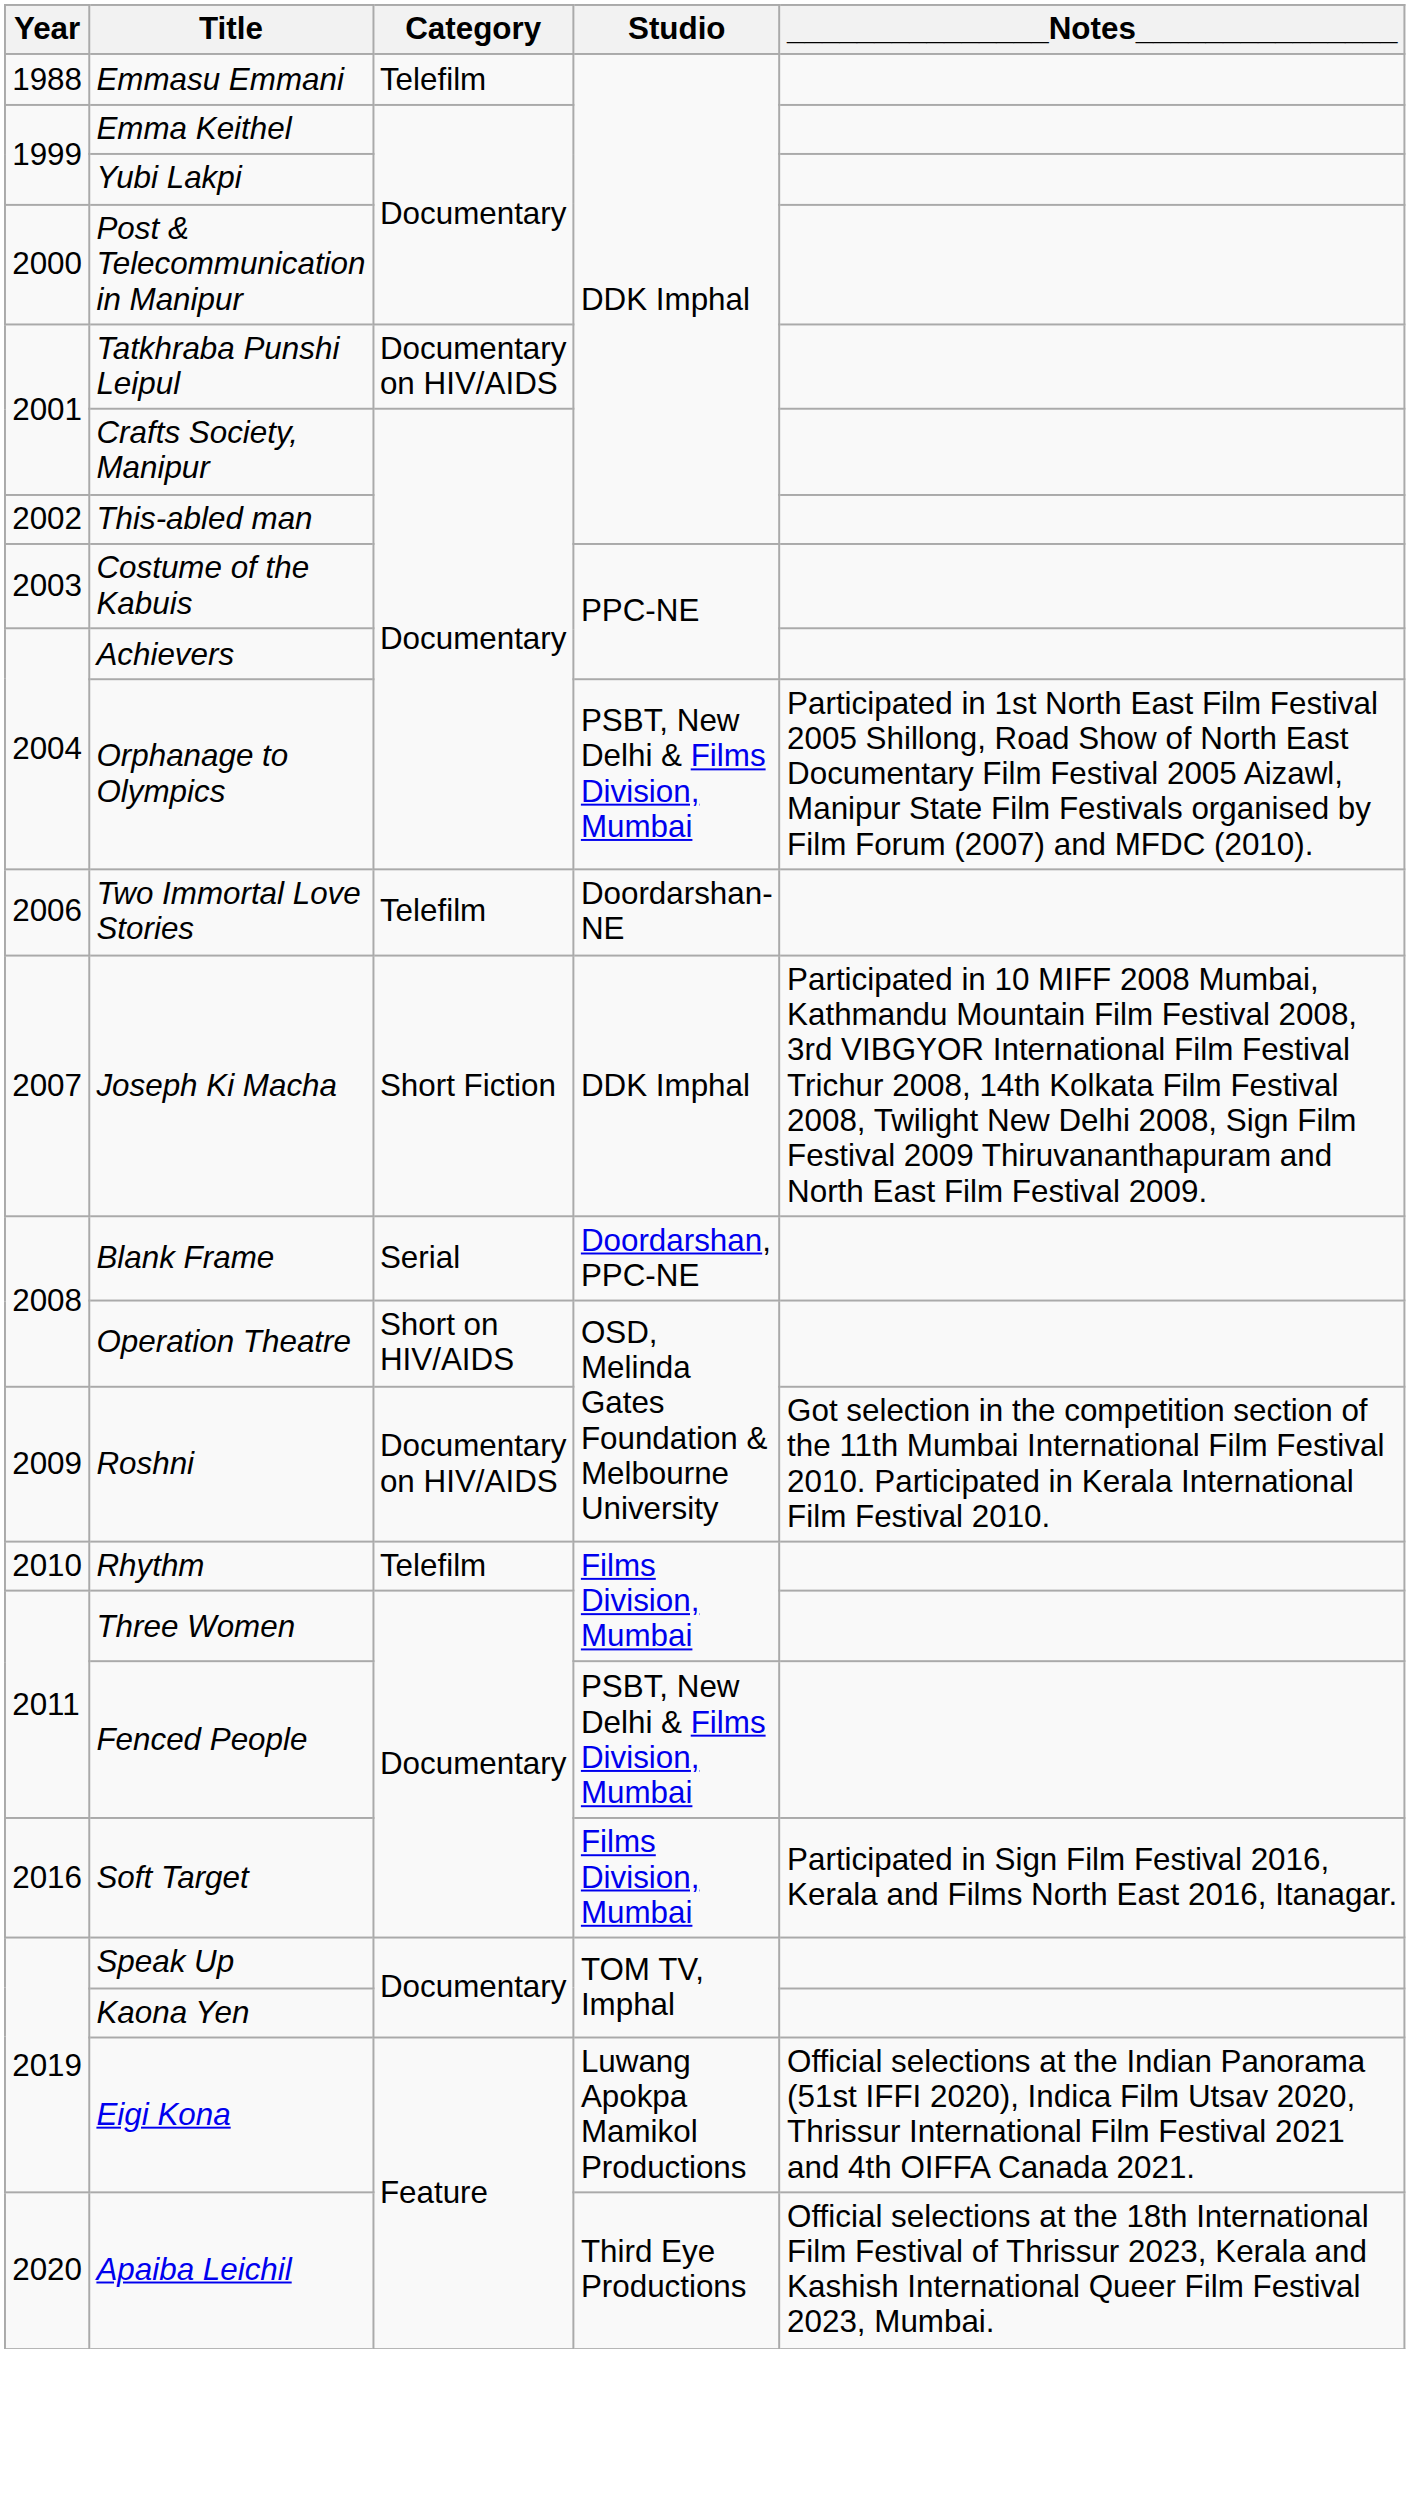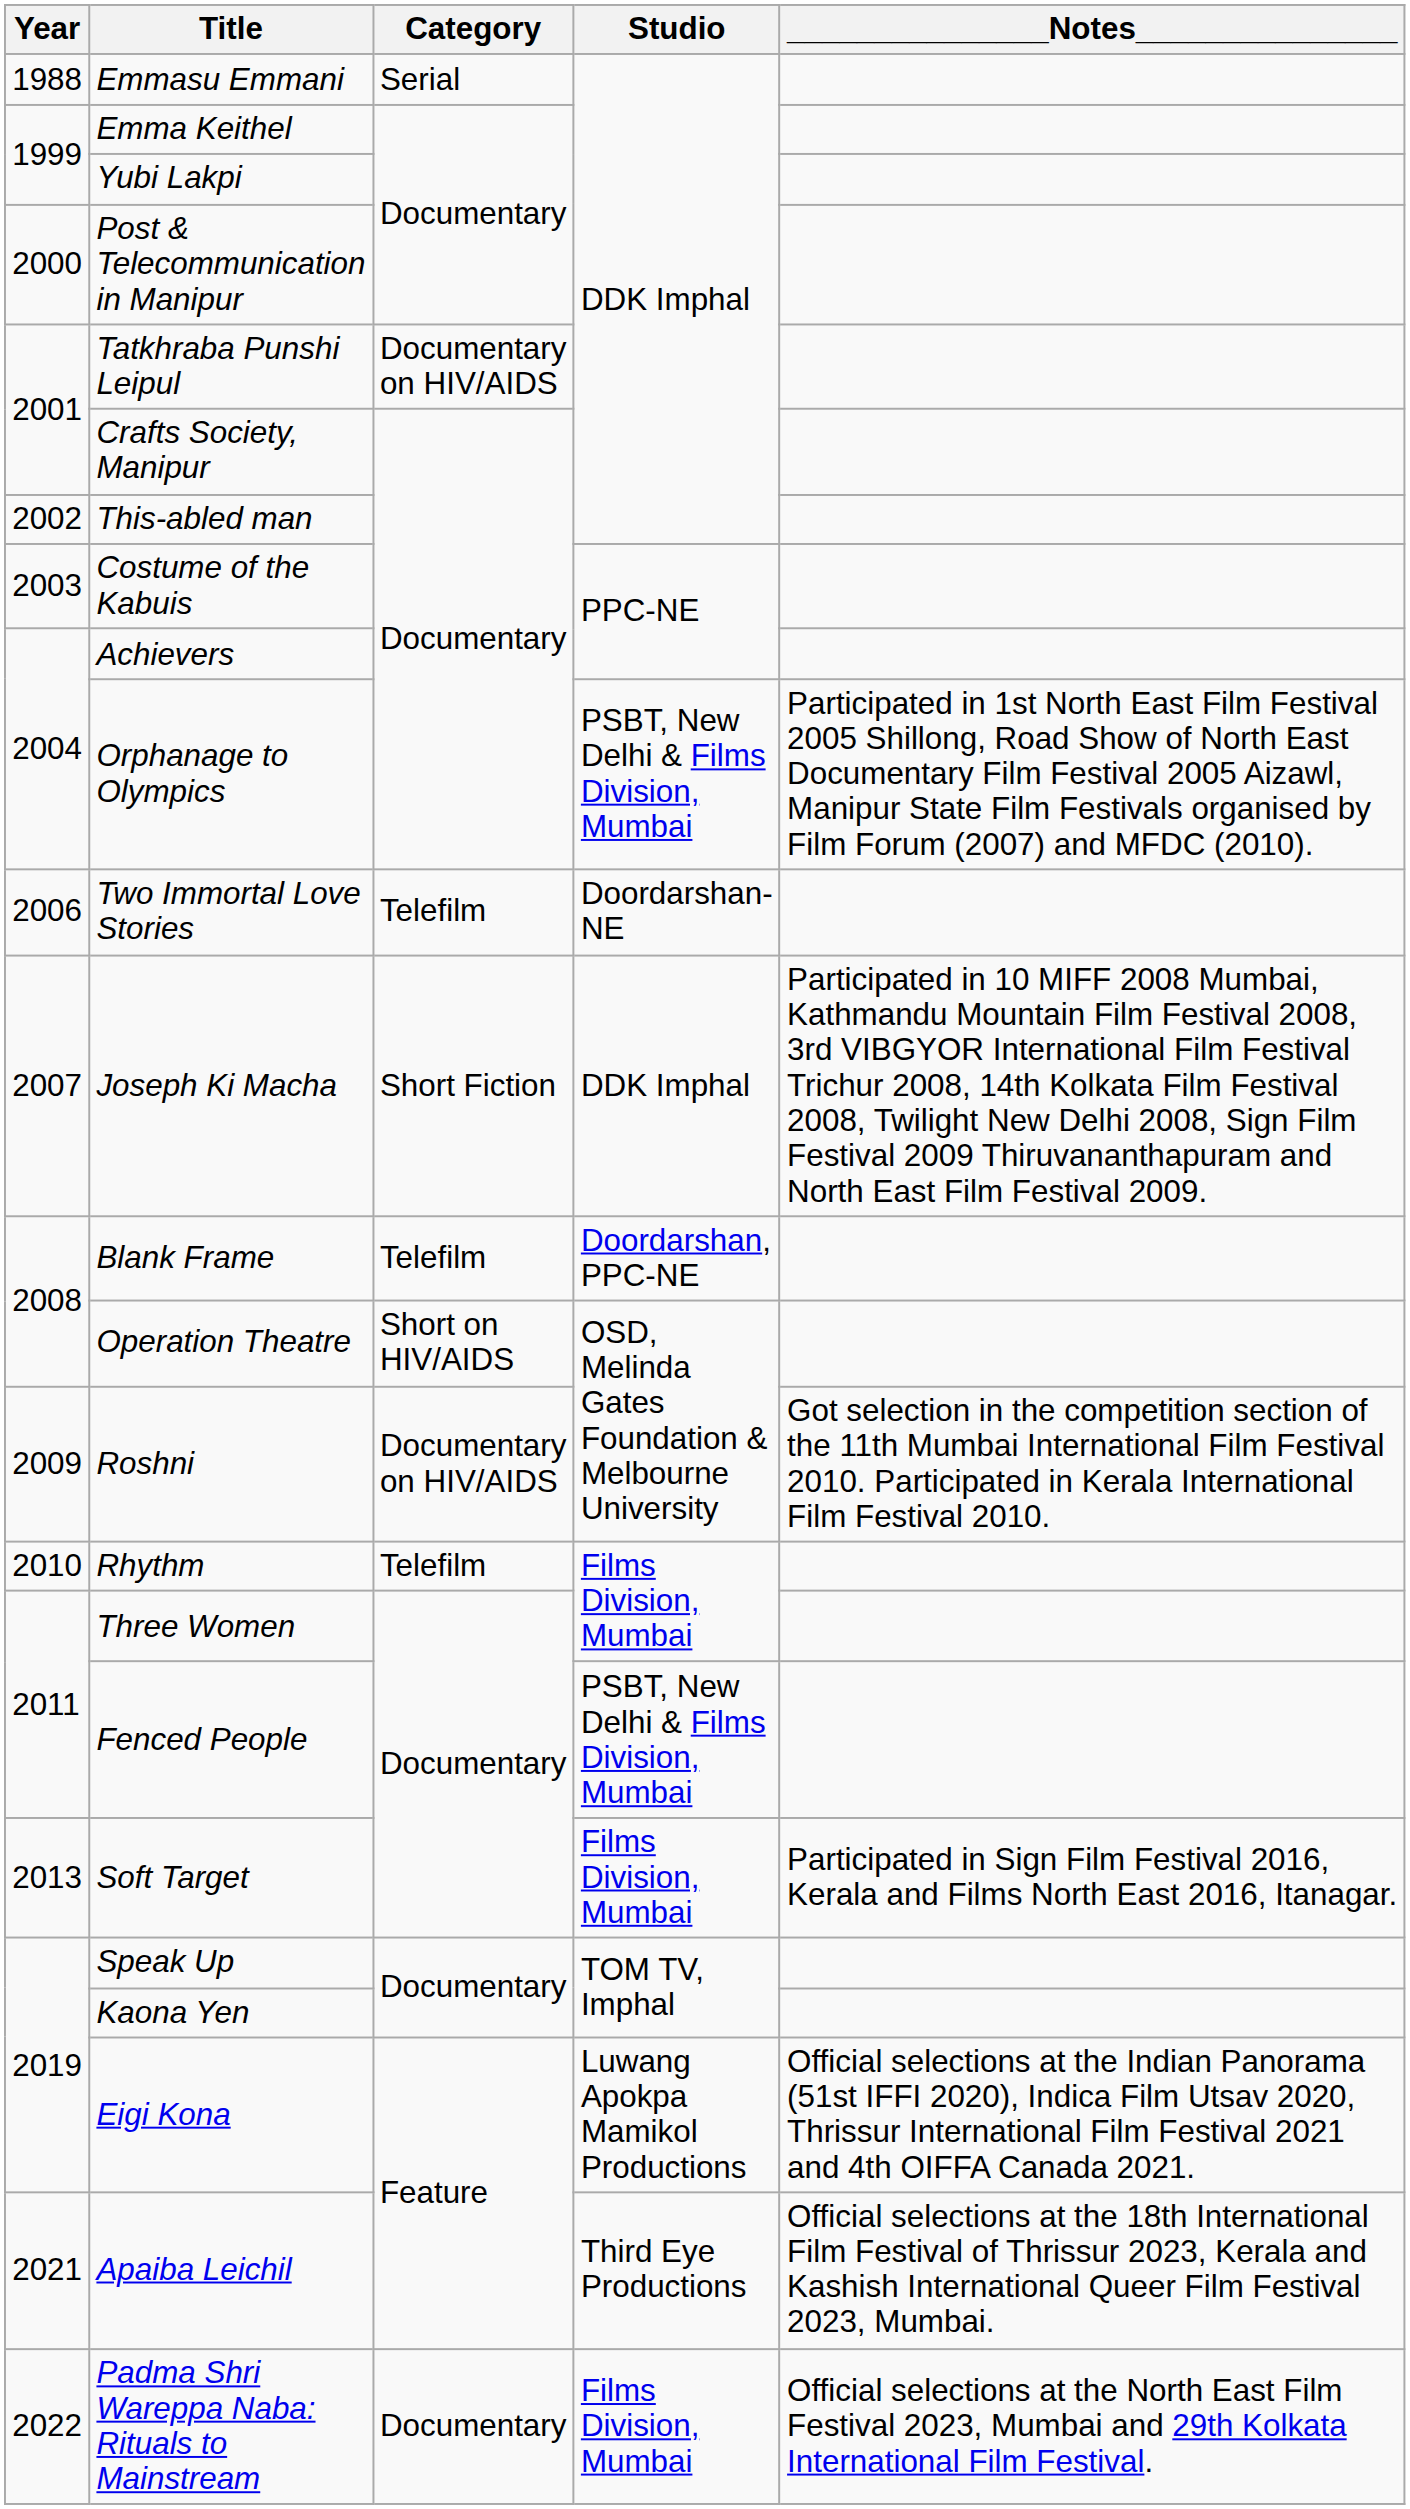(433, 79) Telefilm -> (420, 79) Serial
(420, 1258) Serial -> (433, 1258) Telefilm
(47, 1877) 2016 -> (47, 1877) 2013
(47, 2270) 2020 -> (47, 2270) 2021
+ row: (206, 2425)
